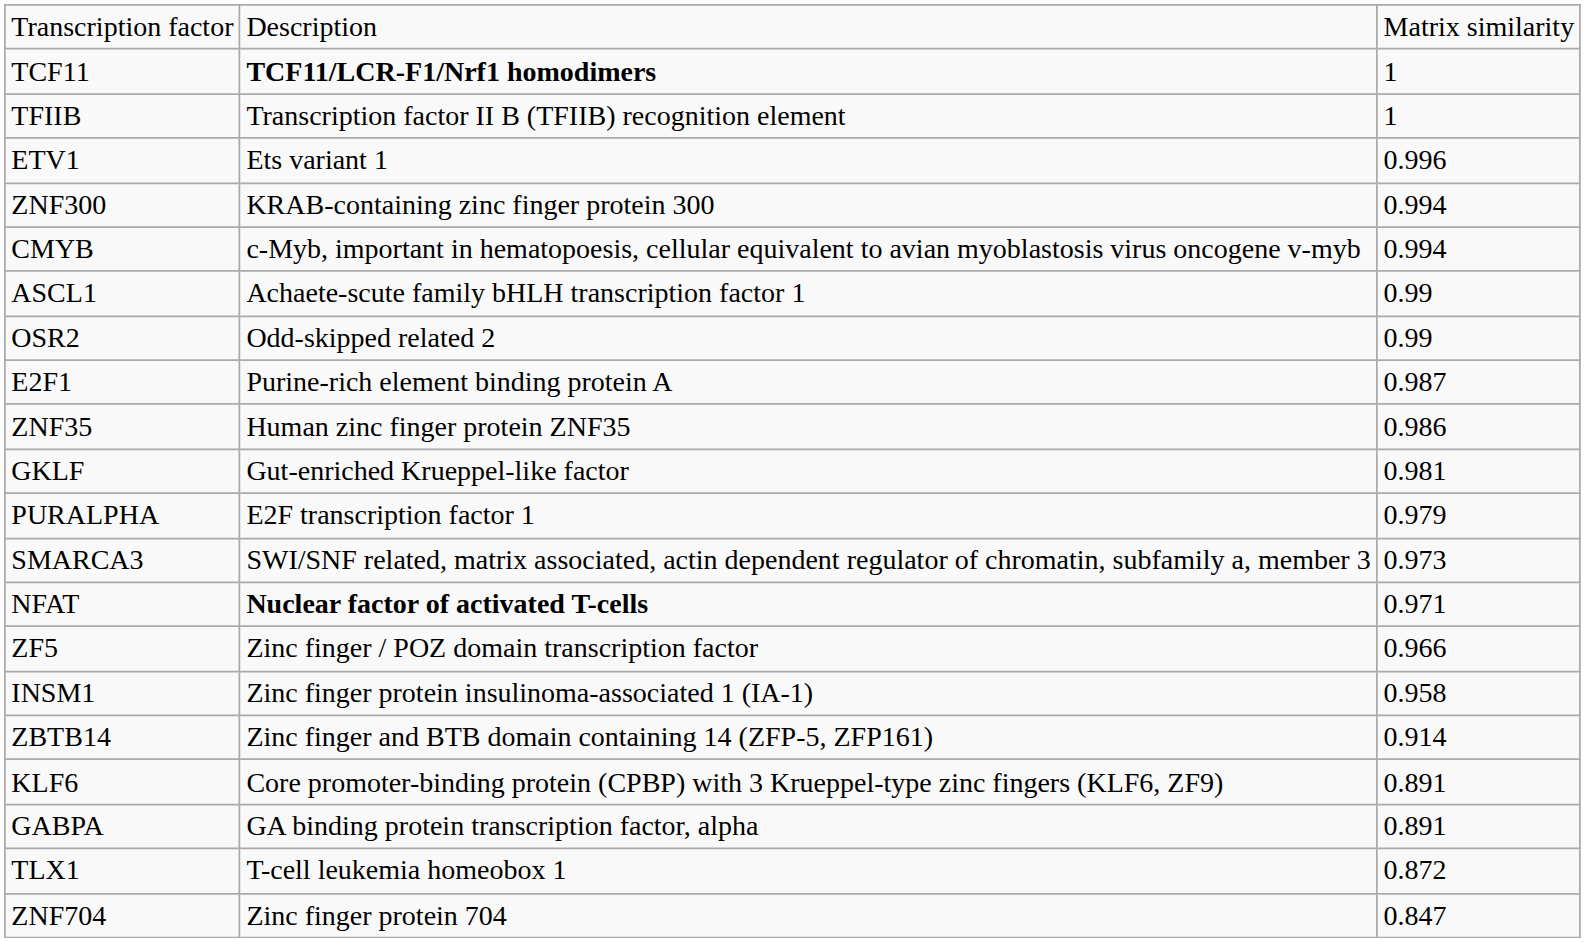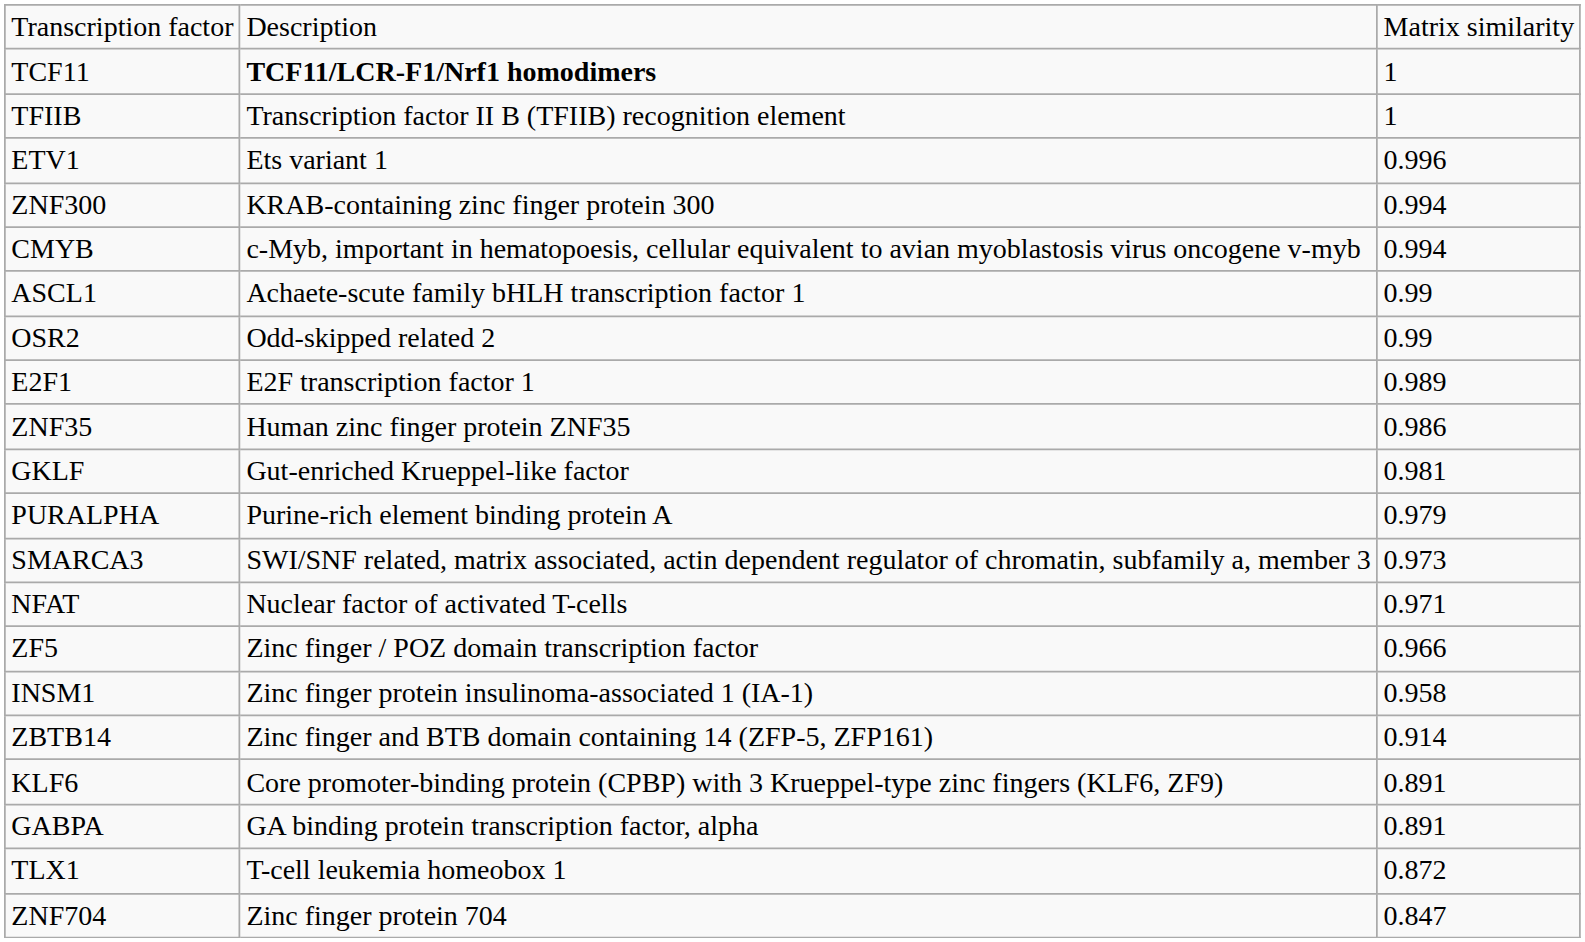(459, 381) Purine-rich element binding protein A -> (391, 381) E2F transcription factor 1
(1415, 381) 0.987 -> (1415, 381) 0.989
(391, 515) E2F transcription factor 1 -> (459, 515) Purine-rich element binding protein A
(447, 603) bold -> (437, 603) normal
